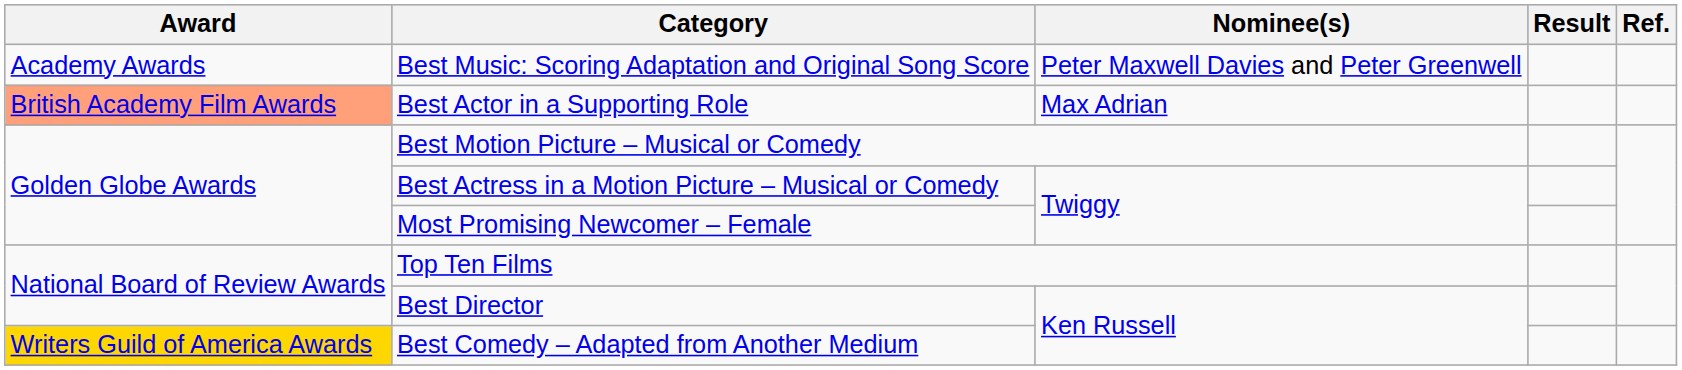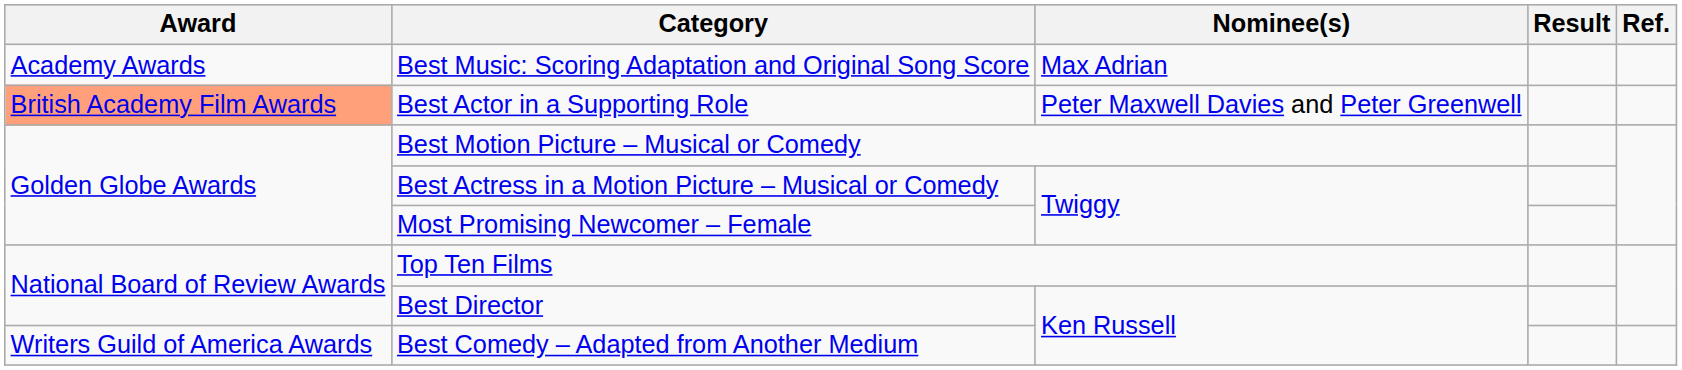(1281, 64) Peter Maxwell Davies and Peter Greenwell -> (1104, 64) Max Adrian
(1104, 104) Max Adrian -> (1281, 104) Peter Maxwell Davies and Peter Greenwell
(191, 345) gold background -> (191, 345) no background
